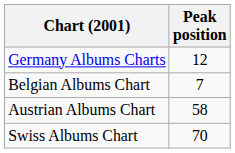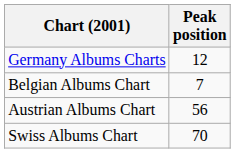(200, 110) 58 -> (200, 110) 56
